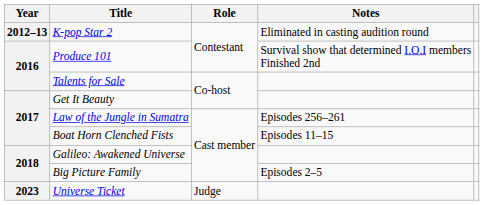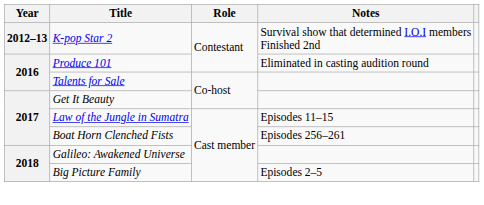(345, 31) Eliminated in casting audition round -> (366, 38) Survival show that determined I.O.I members Finished 2nd
(366, 56) Survival show that determined I.O.I members Finished 2nd -> (345, 63) Eliminated in casting audition round
(303, 117) Episodes 256–261 -> (297, 117) Episodes 11–15
(297, 136) Episodes 11–15 -> (303, 136) Episodes 256–261
- row: (89, 191)
